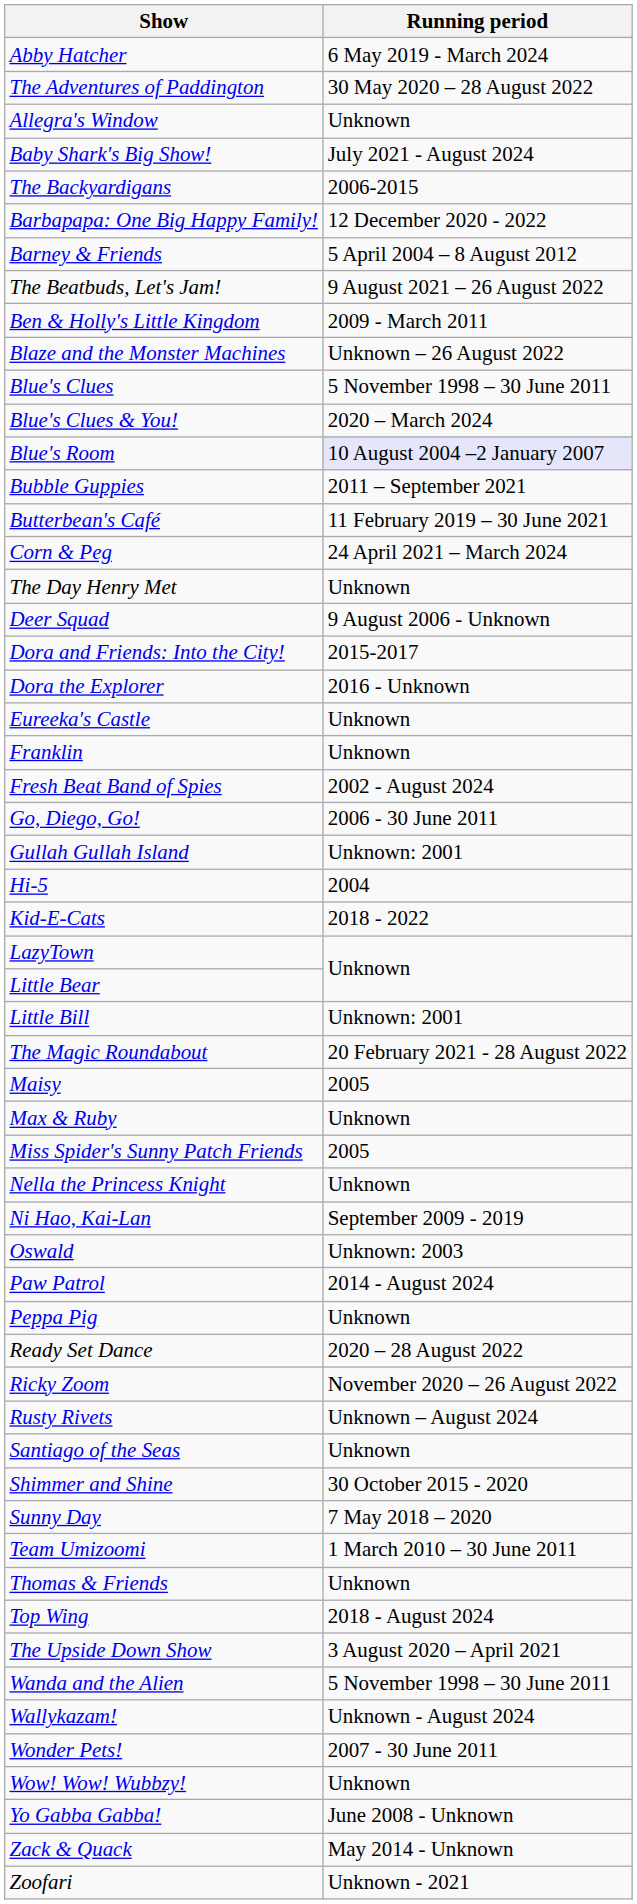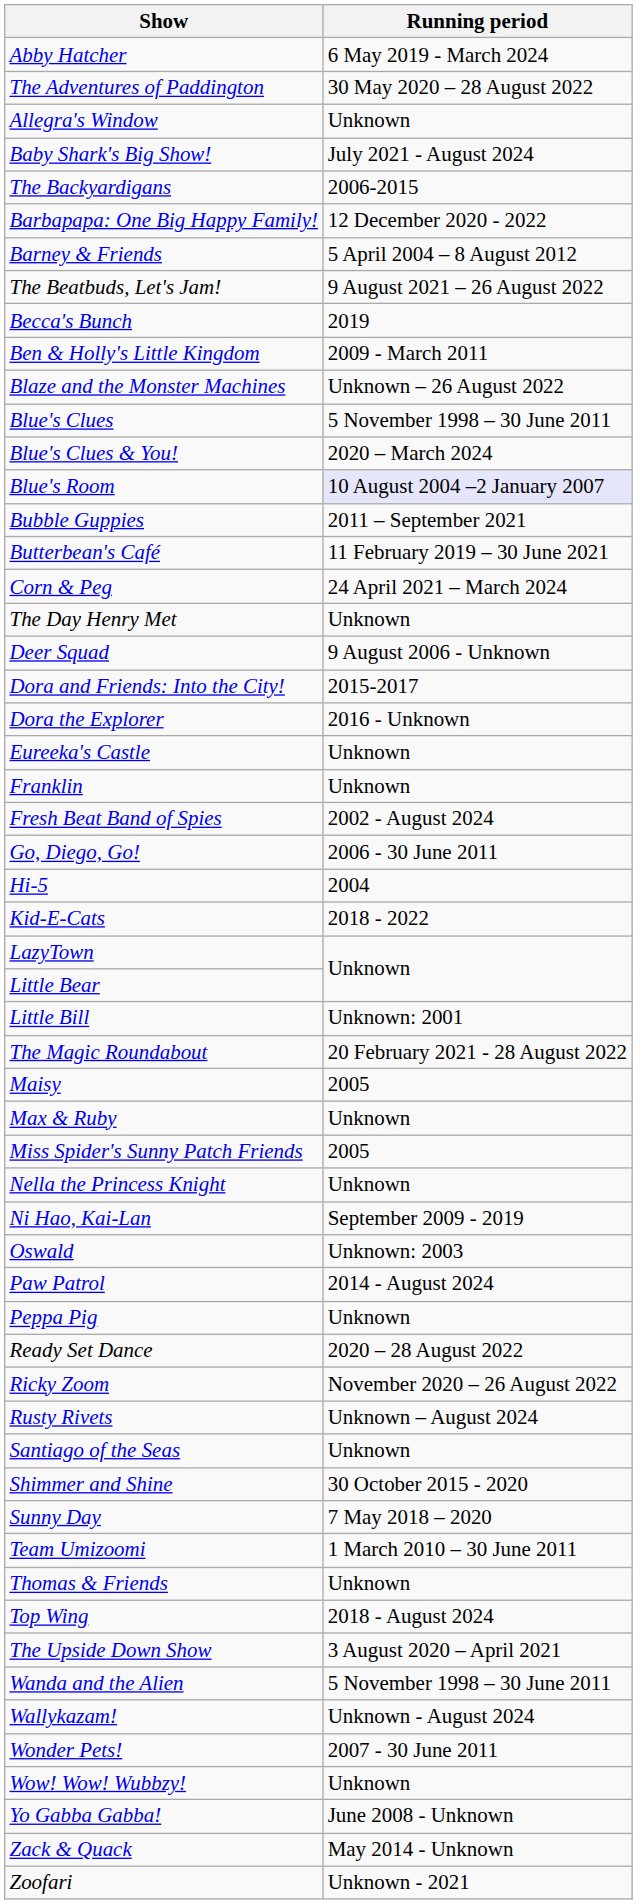+ row: (71, 320)
- row: (99, 852)
